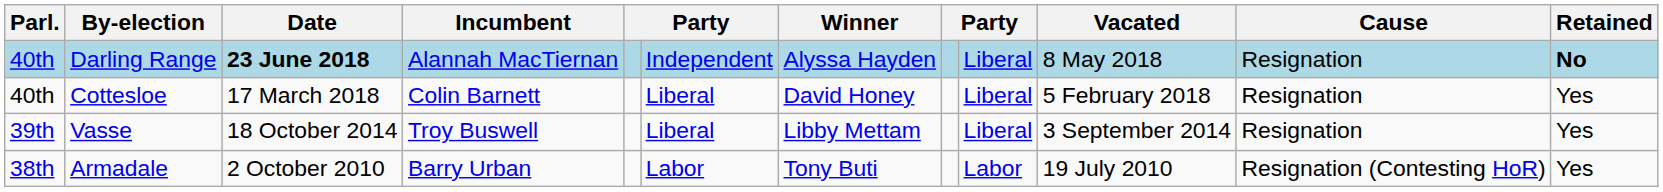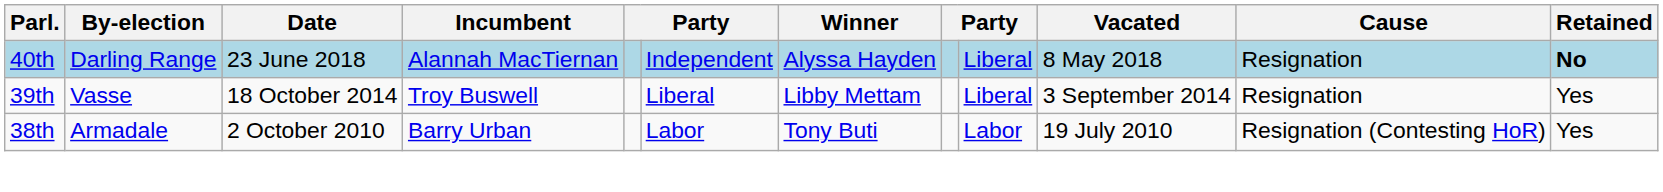(298, 58) bold -> (296, 58) normal
- row: (118, 95)
